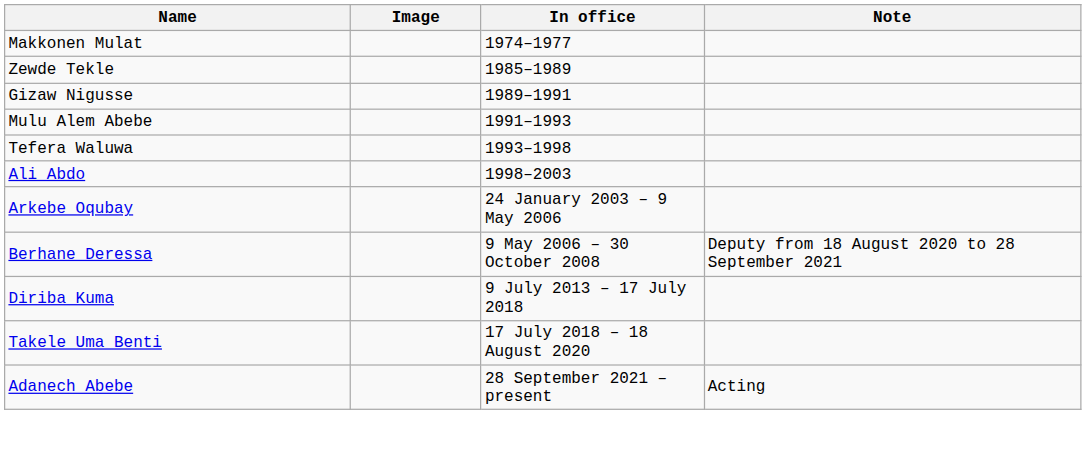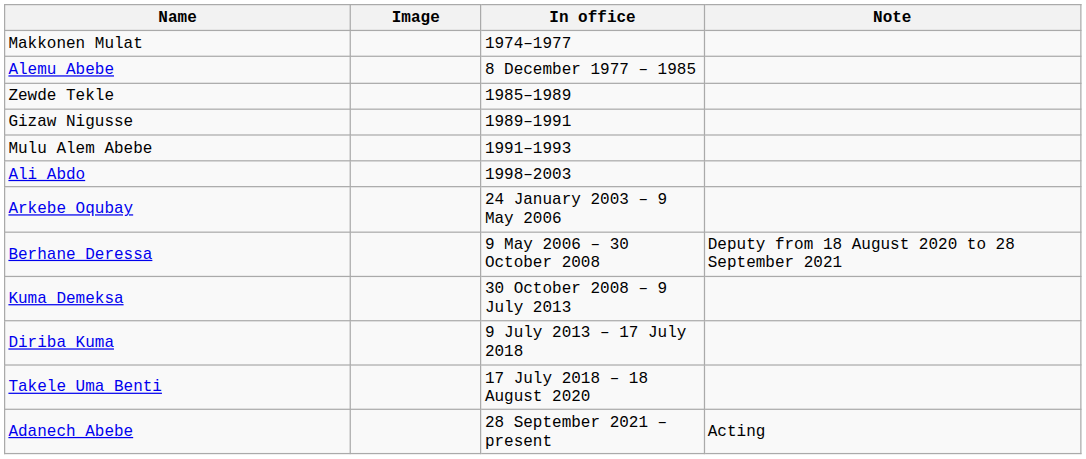+ row: (61, 70)
- row: (71, 148)
+ row: (66, 298)
